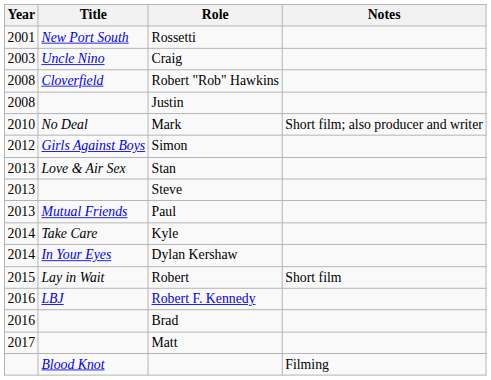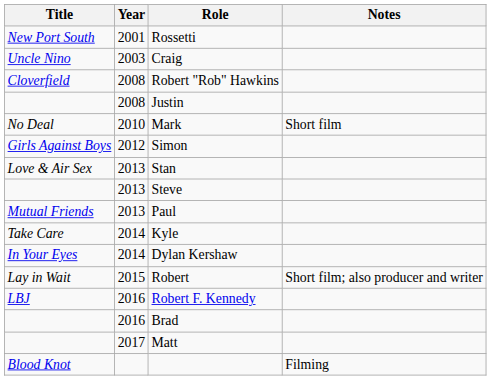columns swapped: (21, 15) <-> (93, 15)
(384, 124) Short film; also producer and writer -> (313, 124) Short film
(313, 277) Short film -> (384, 277) Short film; also producer and writer
